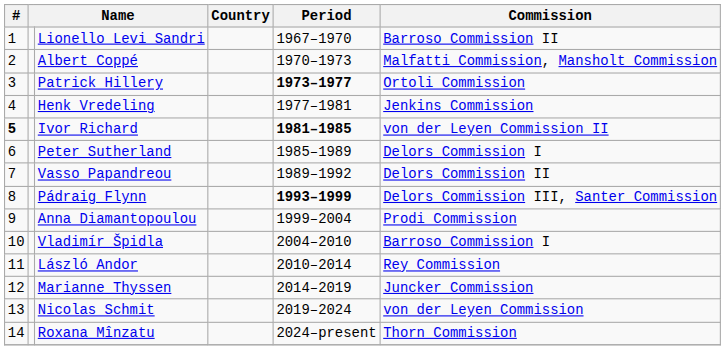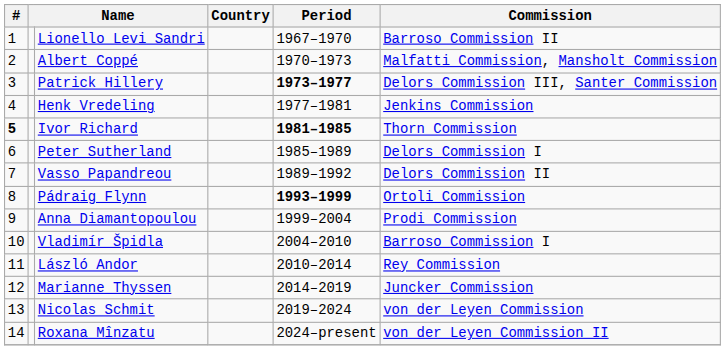(454, 84) Ortoli Commission -> (550, 84) Delors Commission III, Santer Commission
(496, 129) von der Leyen Commission II -> (450, 129) Thorn Commission
(550, 197) Delors Commission III, Santer Commission -> (454, 197) Ortoli Commission
(450, 333) Thorn Commission -> (496, 333) von der Leyen Commission II
